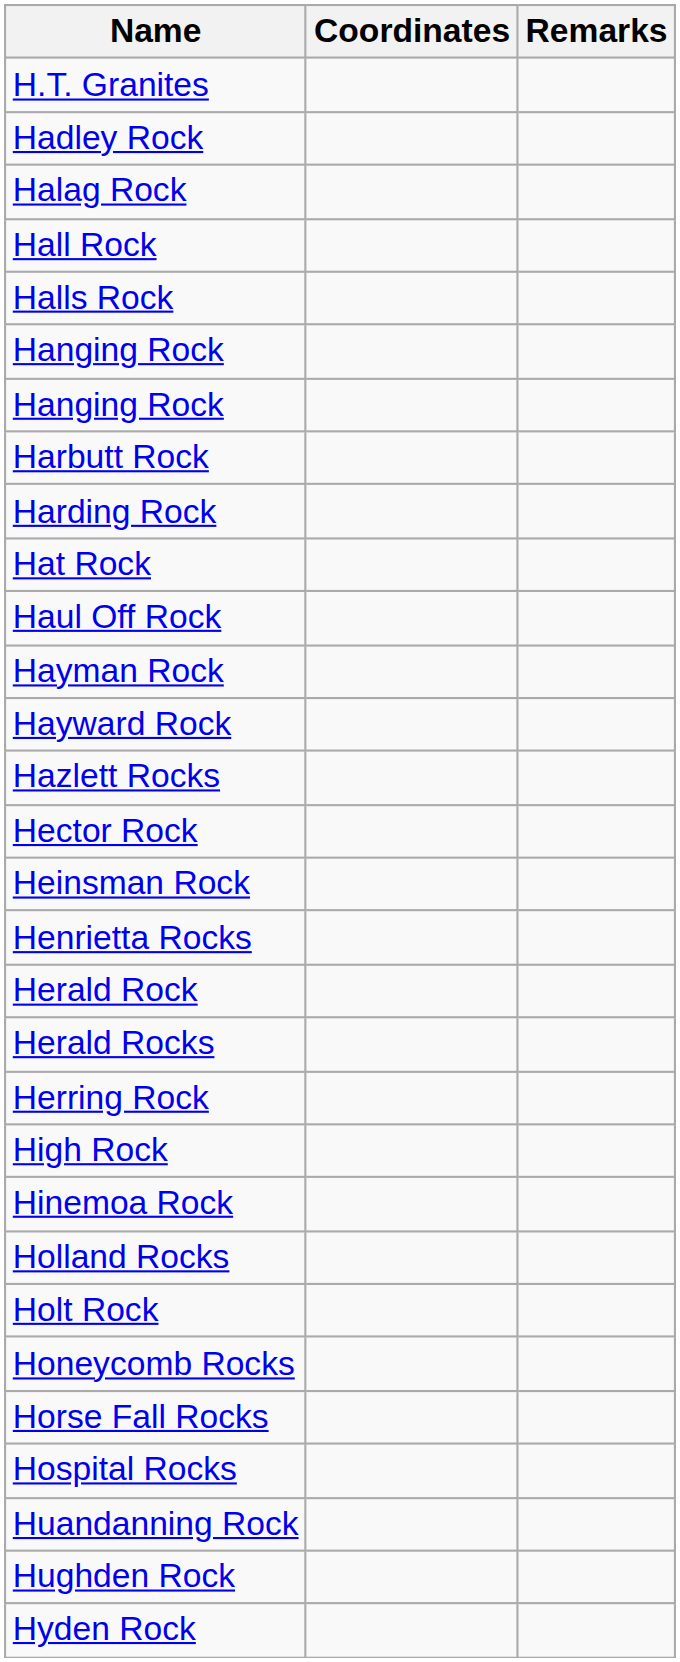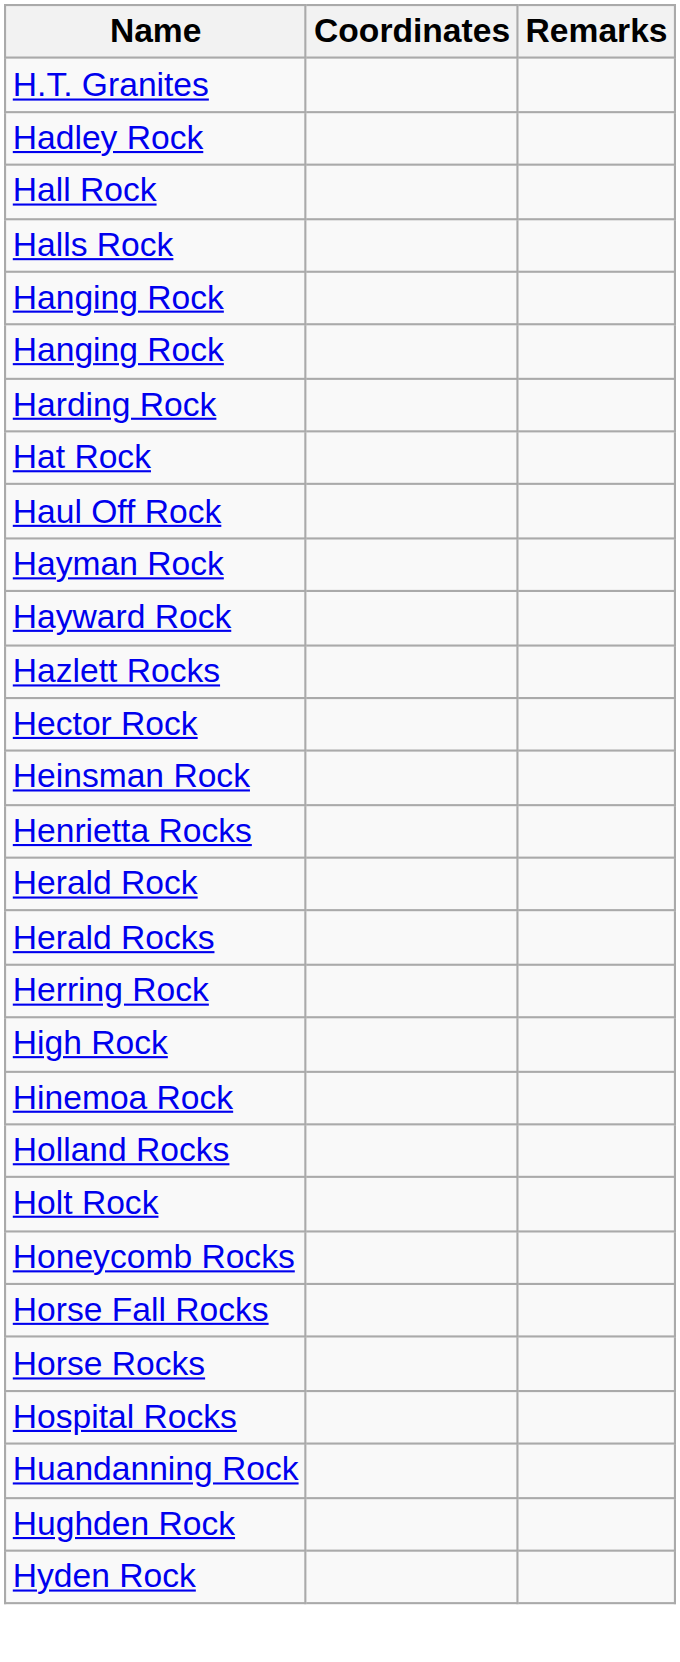- row: (100, 191)
- row: (111, 457)
+ row: (109, 1363)
